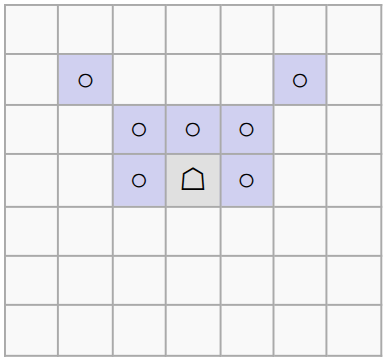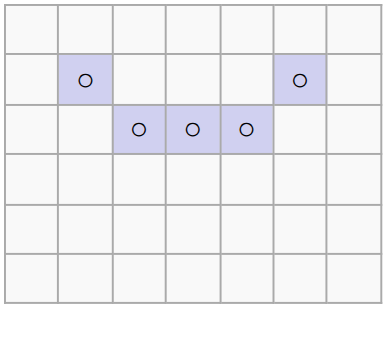- row: (85, 180)
